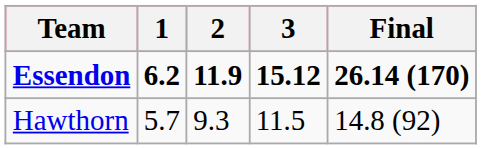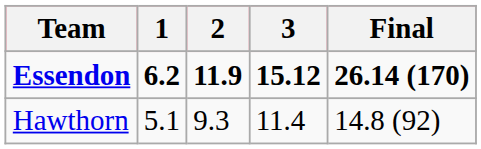(162, 120) 5.7 -> (162, 120) 5.1
(280, 120) 11.5 -> (280, 120) 11.4
